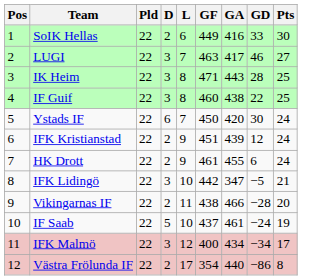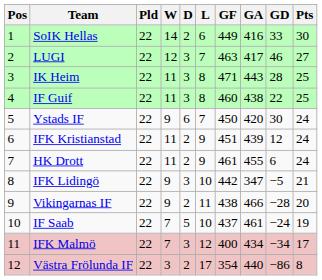+ column: (171, 14)
